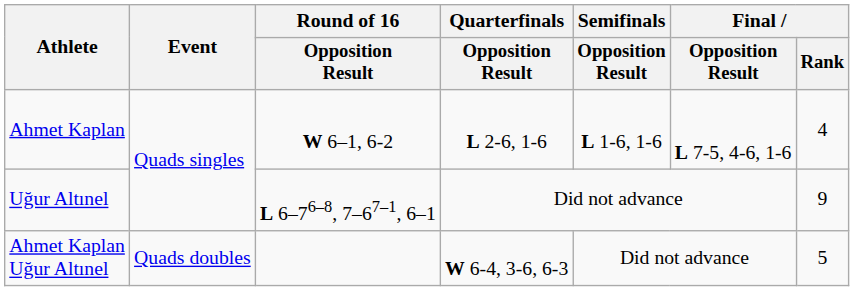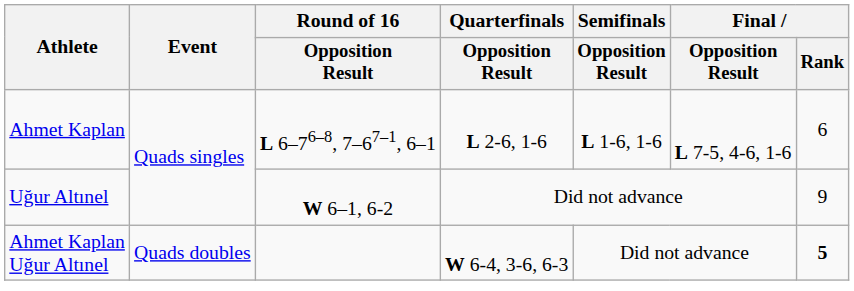(348, 141) W 6–1, 6-2 -> (348, 141) L 6–76–8, 7–67–1, 6–1
(822, 129) 4 -> (822, 129) 6
(348, 211) L 6–76–8, 7–67–1, 6–1 -> (348, 208) W 6–1, 6-2
(822, 258) normal -> (822, 252) bold
